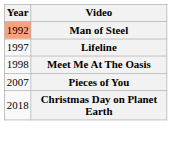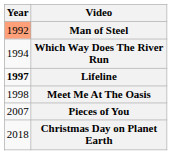+ row: (99, 53)
(18, 47) normal -> (18, 77) bold
